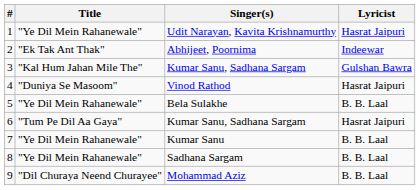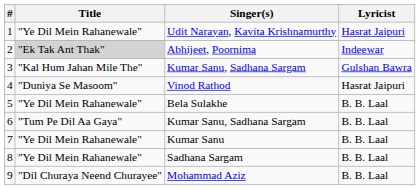(61, 49) no background -> (61, 49) lightgrey background
(373, 121) Hasrat Jaipuri -> (365, 121) B. B. Laal
